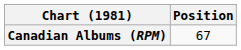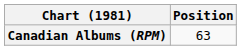(203, 35) 67 -> (203, 35) 63
